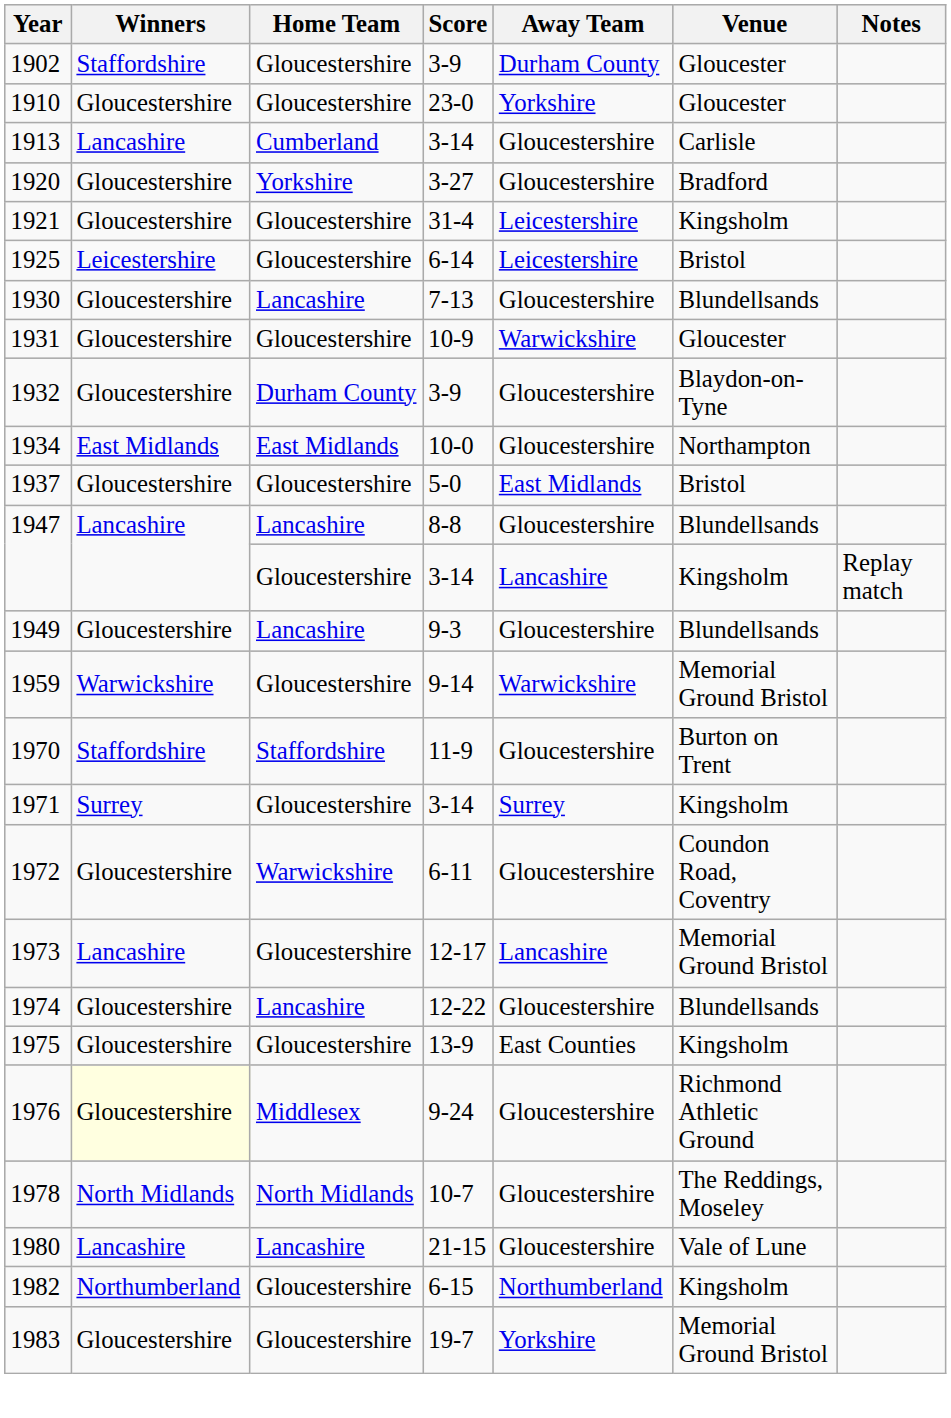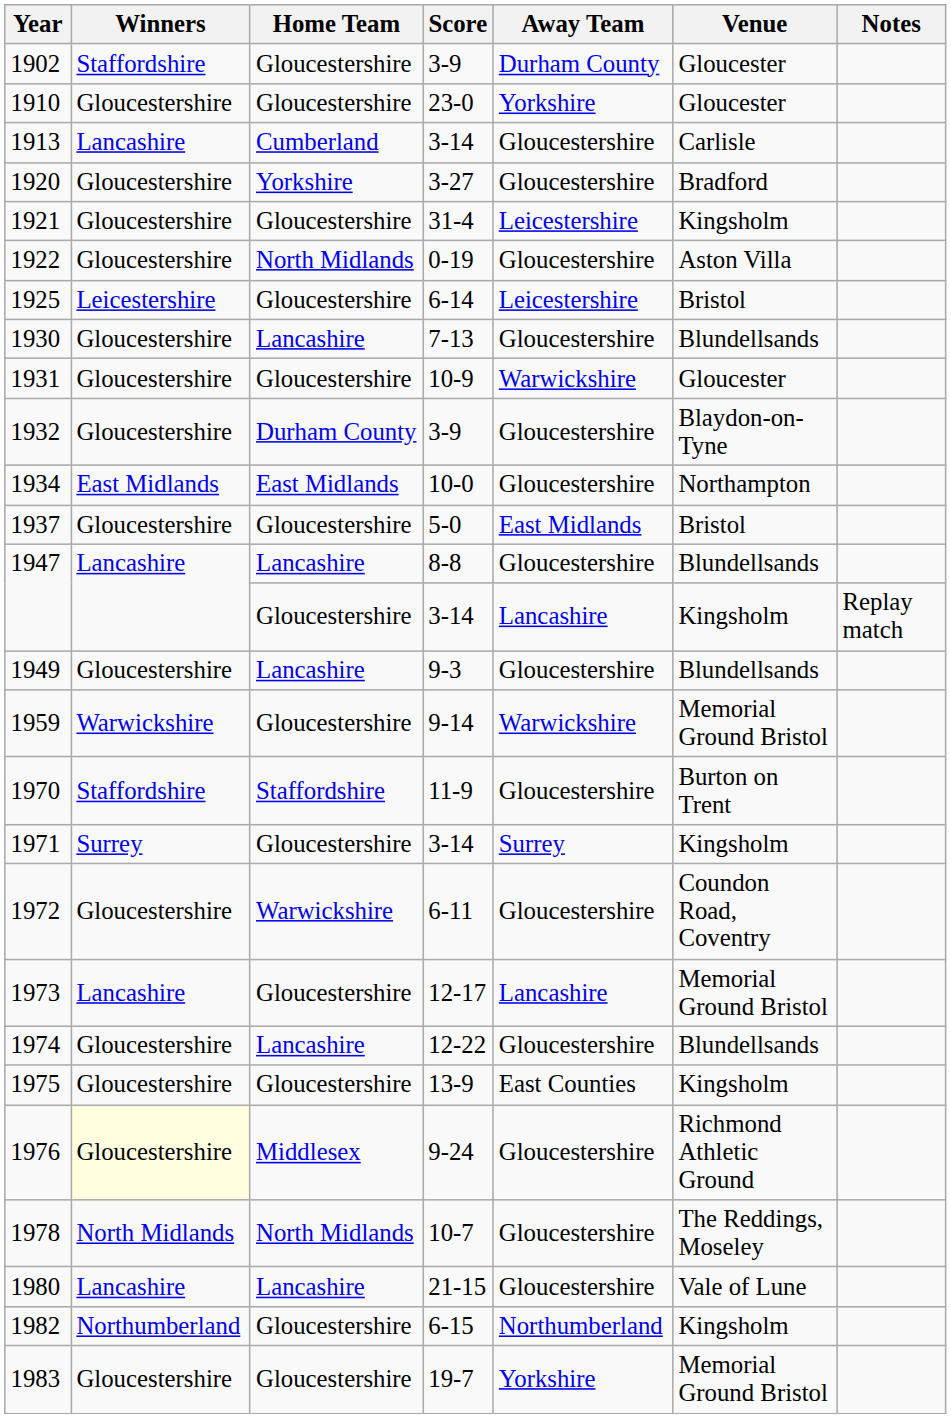+ row: (35, 260)
